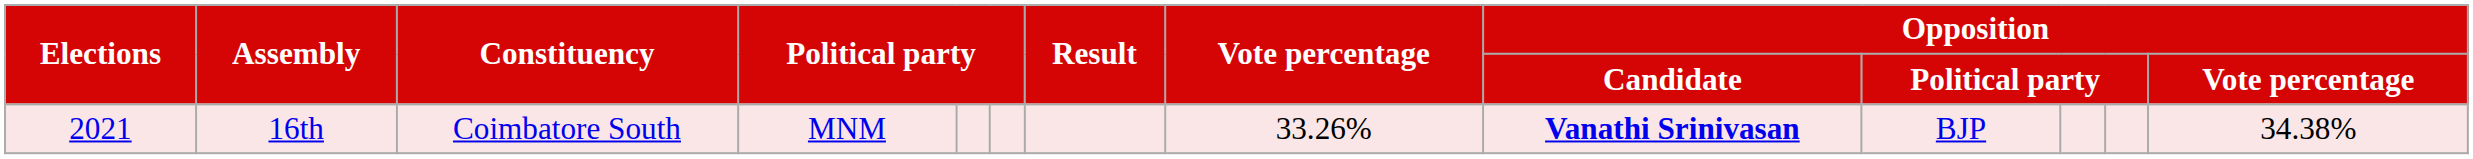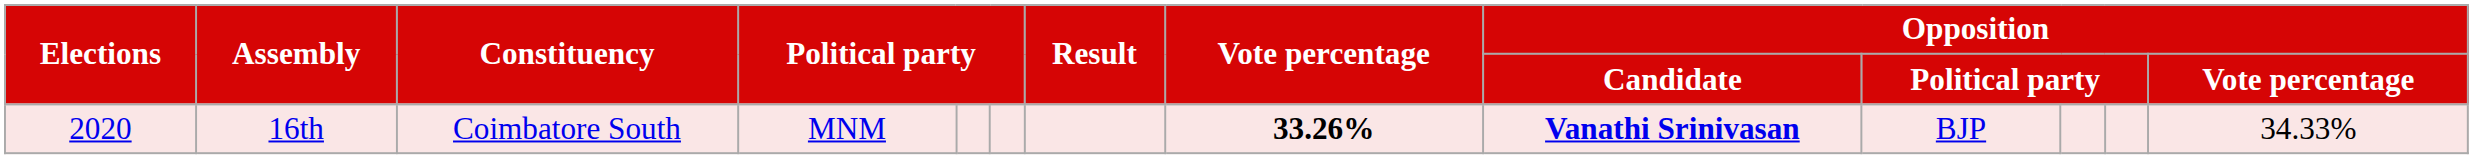(100, 128) 2021 -> (100, 128) 2020
(1324, 128) normal -> (1324, 128) bold
(2308, 128) 34.38% -> (2308, 128) 34.33%
